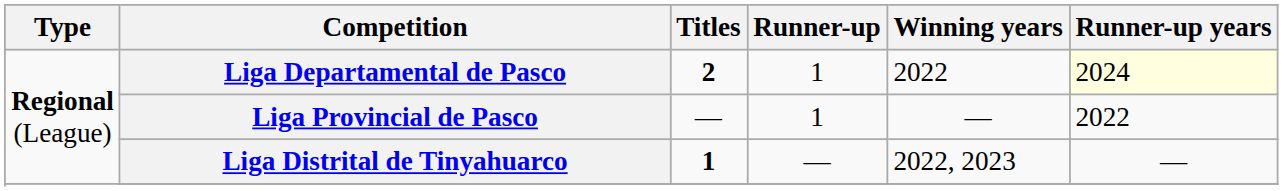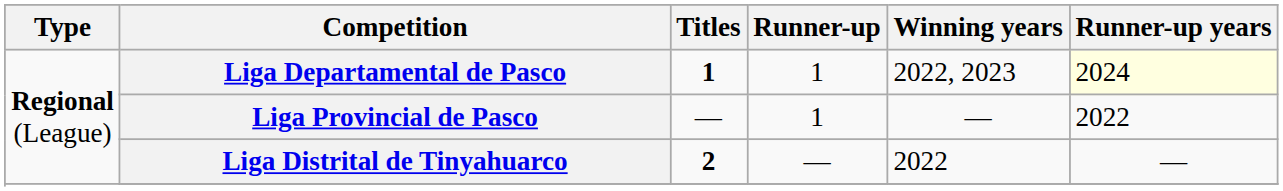(708, 71) 2 -> (708, 71) 1
(921, 71) 2022 -> (955, 71) 2022, 2023
(708, 161) 1 -> (708, 161) 2
(955, 161) 2022, 2023 -> (921, 161) 2022
